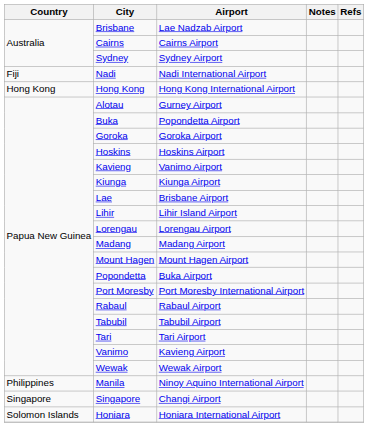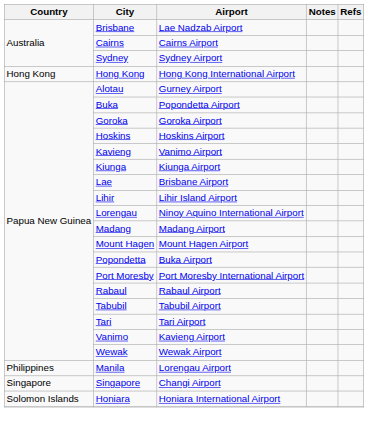- row: (106, 74)
(195, 228) Lorengau Airport -> (231, 213) Ninoy Aquino International Airport
(231, 383) Ninoy Aquino International Airport -> (195, 368) Lorengau Airport
